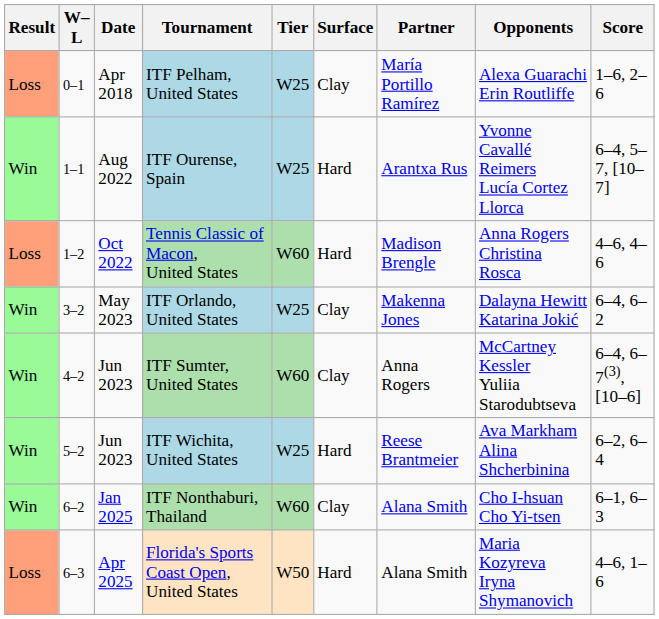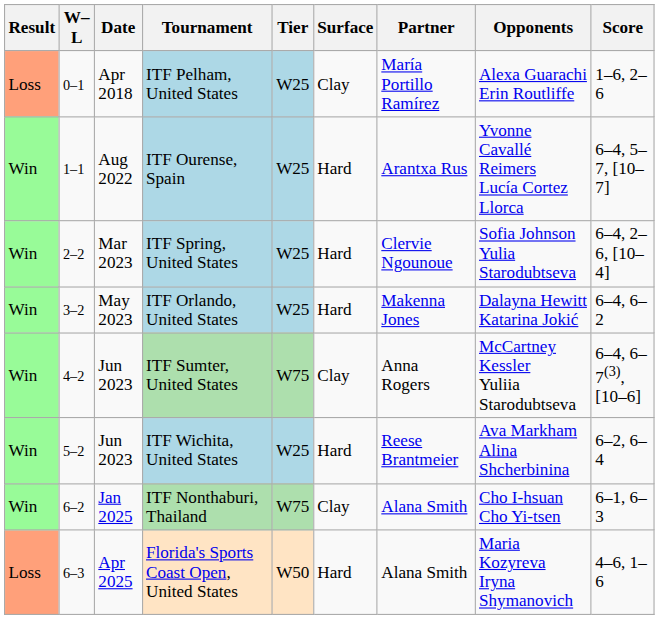- row: (205, 253)
+ row: (192, 253)
(333, 309) Clay -> (334, 309) Hard
(293, 375) W60 -> (293, 375) W75
(293, 506) W60 -> (293, 506) W75
